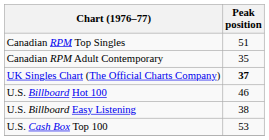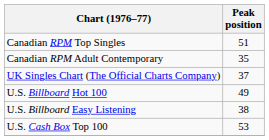(243, 76) bold -> (243, 76) normal
(243, 93) 46 -> (243, 93) 49
